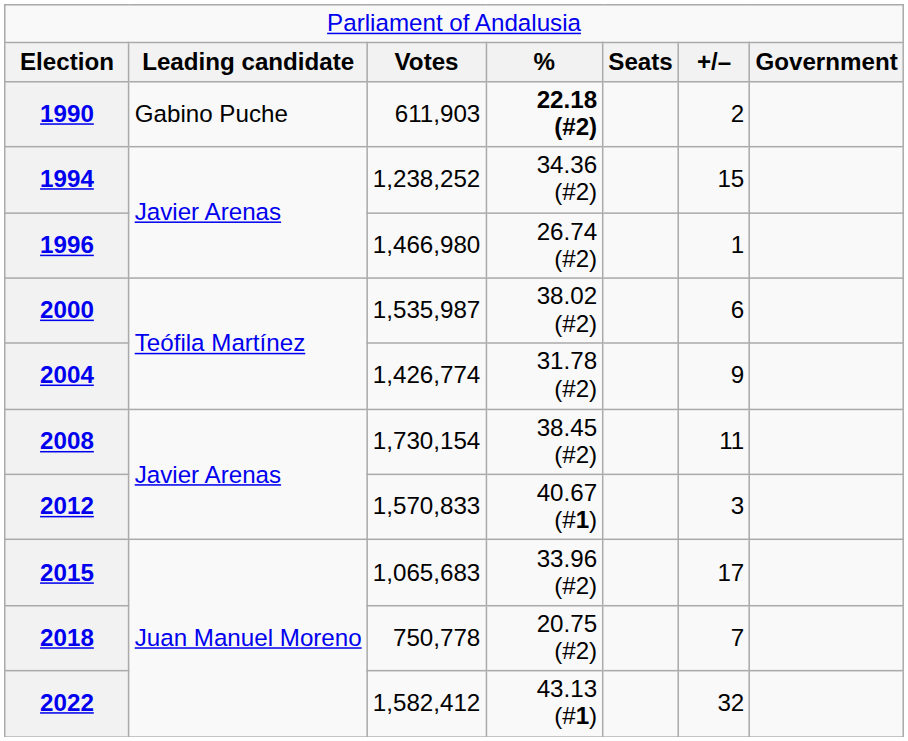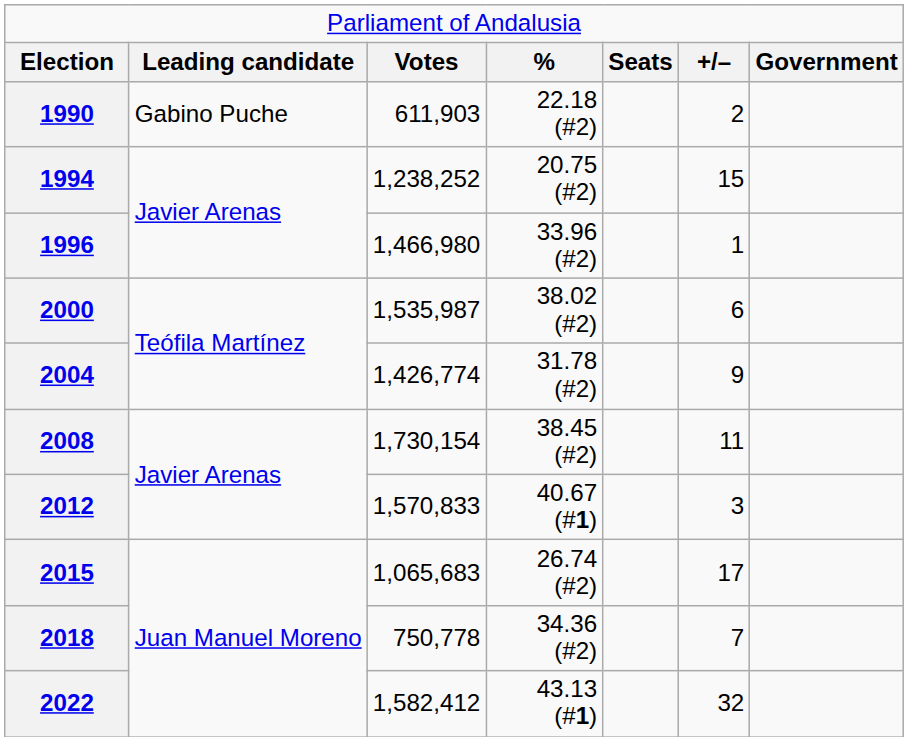(567, 113) bold -> (567, 113) normal
(567, 179) 34.36 (#2) -> (567, 179) 20.75 (#2)
(567, 244) 26.74 (#2) -> (567, 244) 33.96 (#2)
(567, 572) 33.96 (#2) -> (567, 572) 26.74 (#2)
(567, 637) 20.75 (#2) -> (567, 637) 34.36 (#2)
